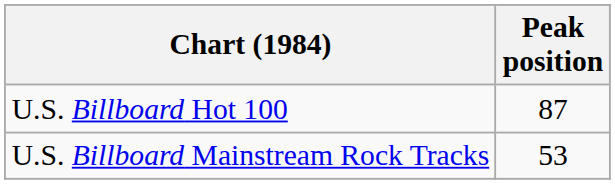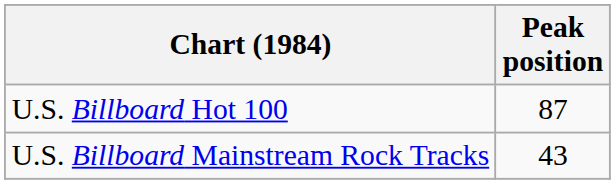(553, 155) 53 -> (553, 155) 43
